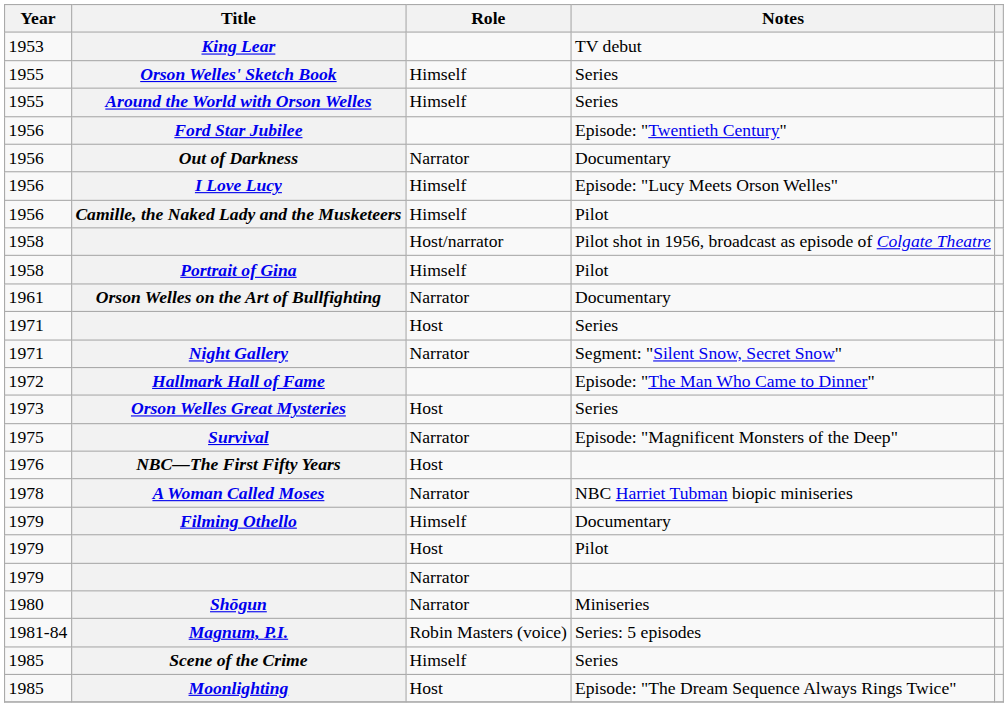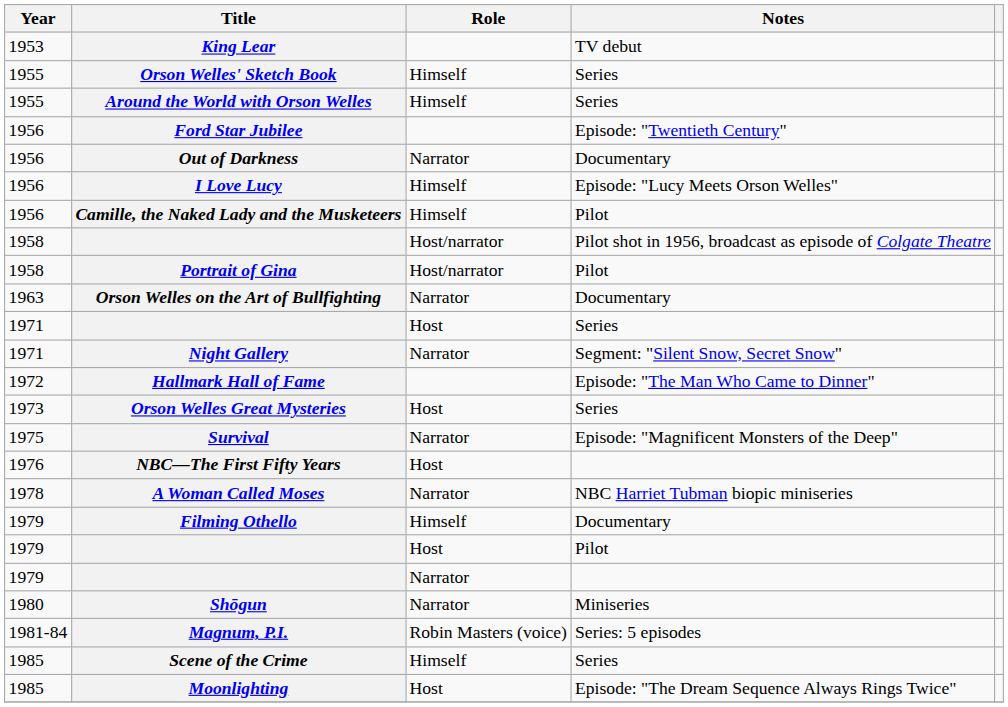(438, 269) Himself -> (456, 269) Host/narrator
(26, 297) 1961 -> (26, 297) 1963
